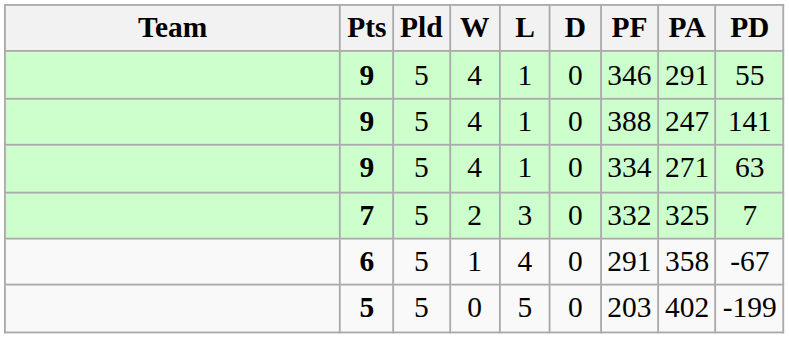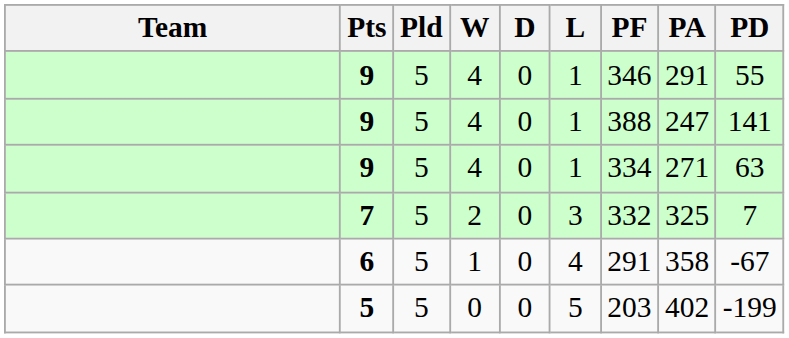columns swapped: (575, 27) <-> (525, 27)
